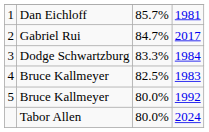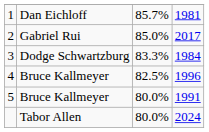(152, 35) 84.7% -> (152, 35) 85.0%
(188, 76) 1983 -> (188, 76) 1996
(188, 96) 1992 -> (188, 96) 1991
